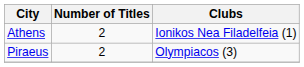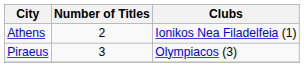(102, 52) 2 -> (102, 52) 3
